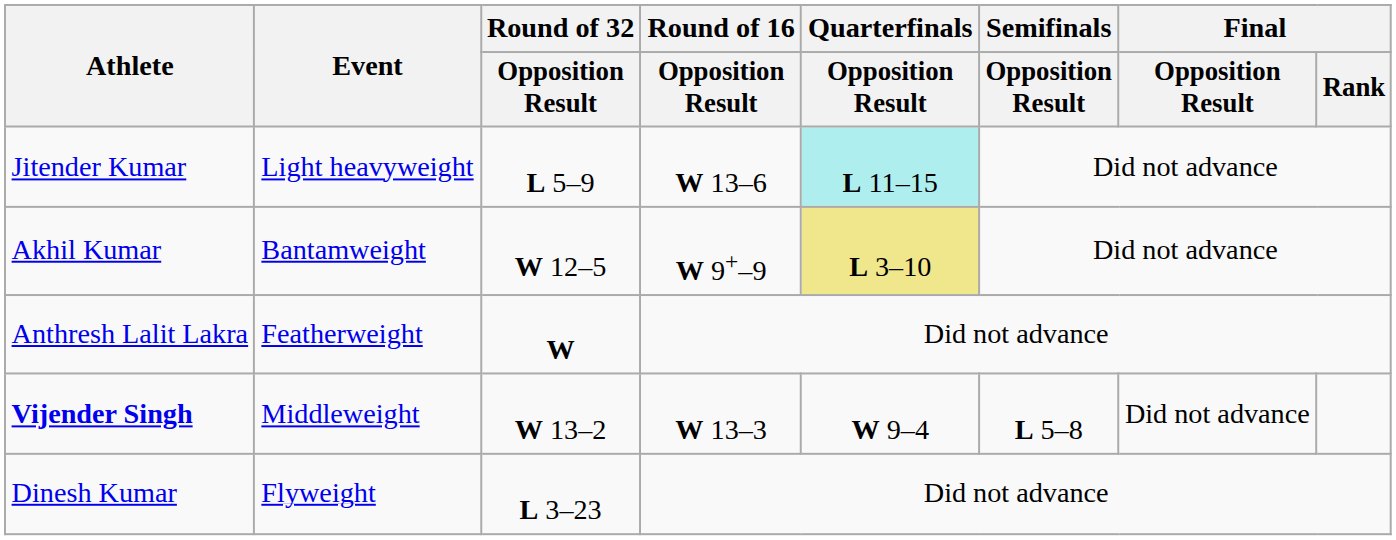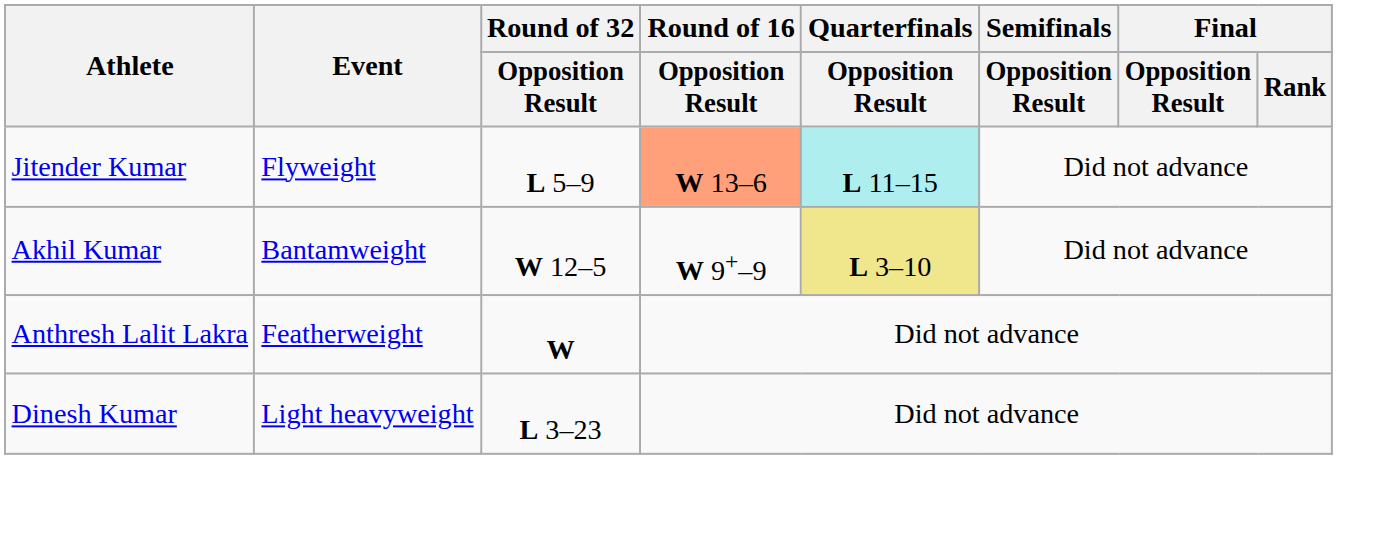(368, 166) Light heavyweight -> (319, 166) Flyweight
(721, 183) no background -> (721, 183) lightsalmon background
- row: (102, 413)
(319, 493) Flyweight -> (368, 413) Light heavyweight
